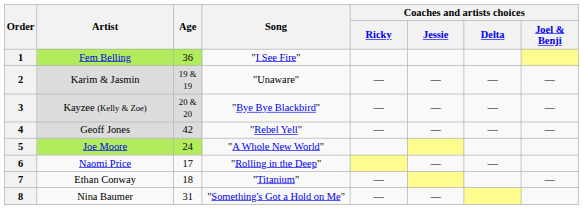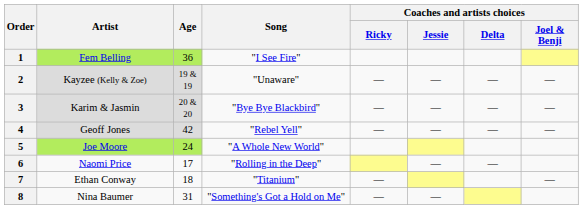(105, 79) Karim & Jasmin -> (105, 79) Kayzee (Kelly & Zoe)
(105, 107) Kayzee (Kelly & Zoe) -> (105, 107) Karim & Jasmin
